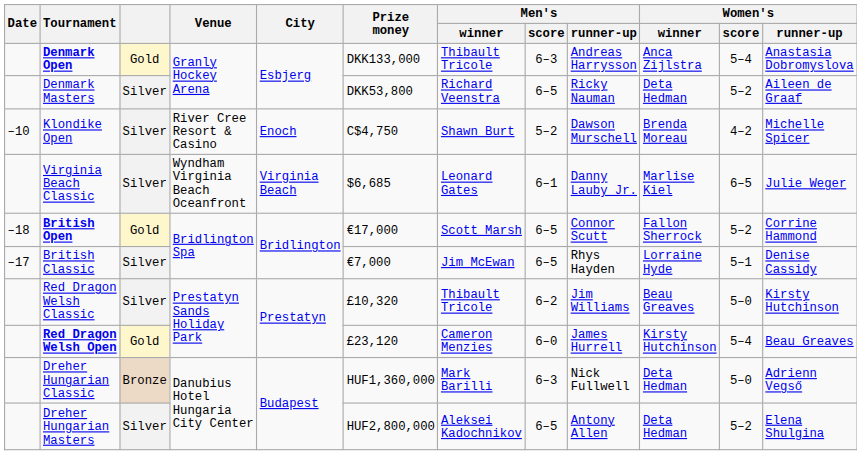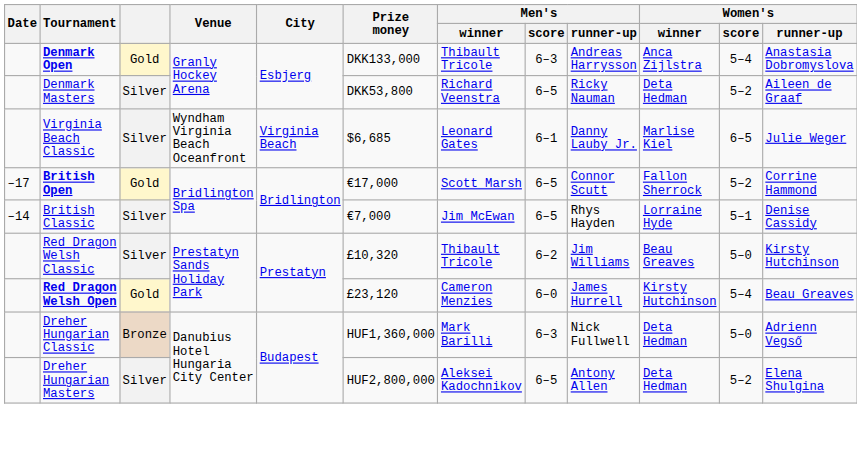- row: (72, 132)
(19, 230) –18 -> (19, 184) –17
(19, 263) –17 -> (19, 217) –14
